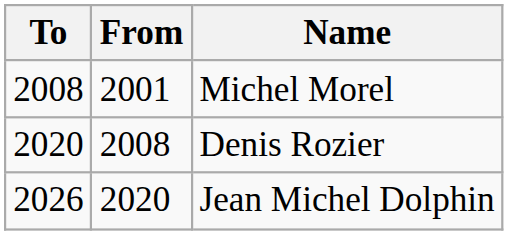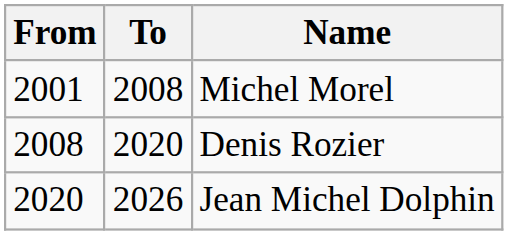columns swapped: (142, 32) <-> (48, 32)
